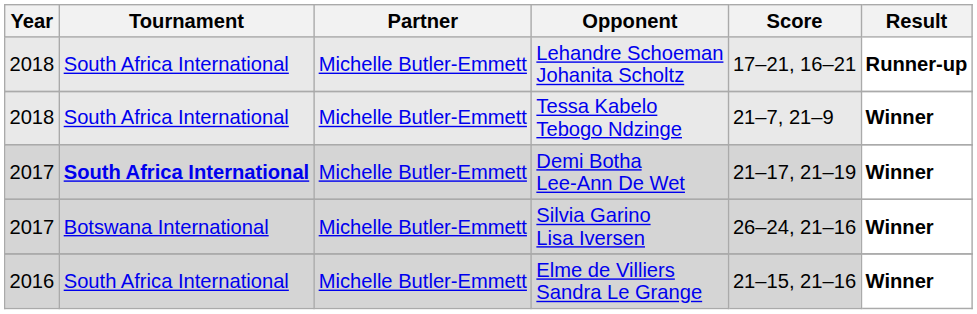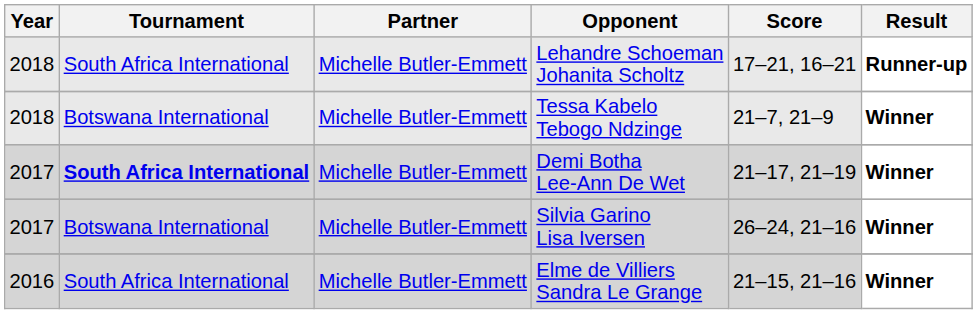(176, 118) South Africa International -> (166, 118) Botswana International
